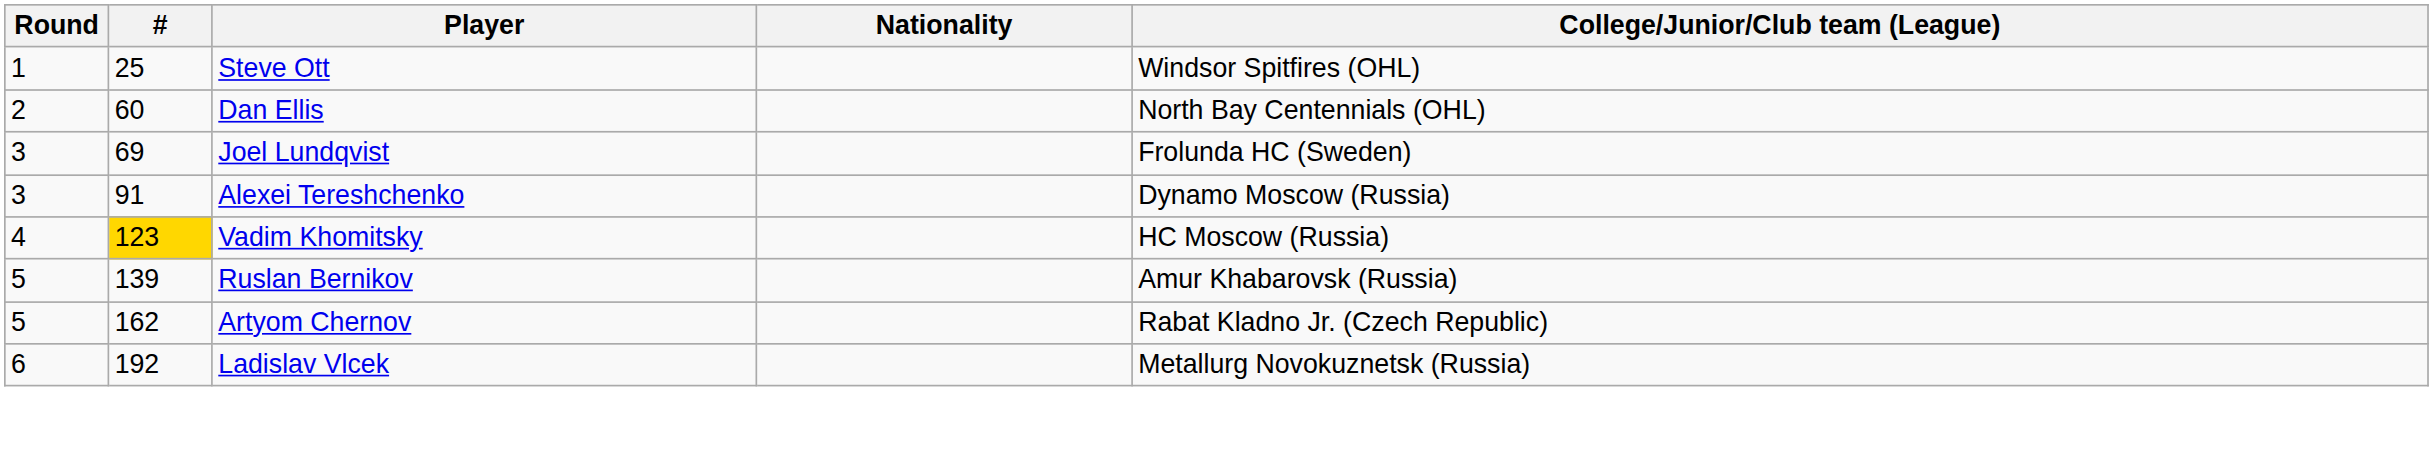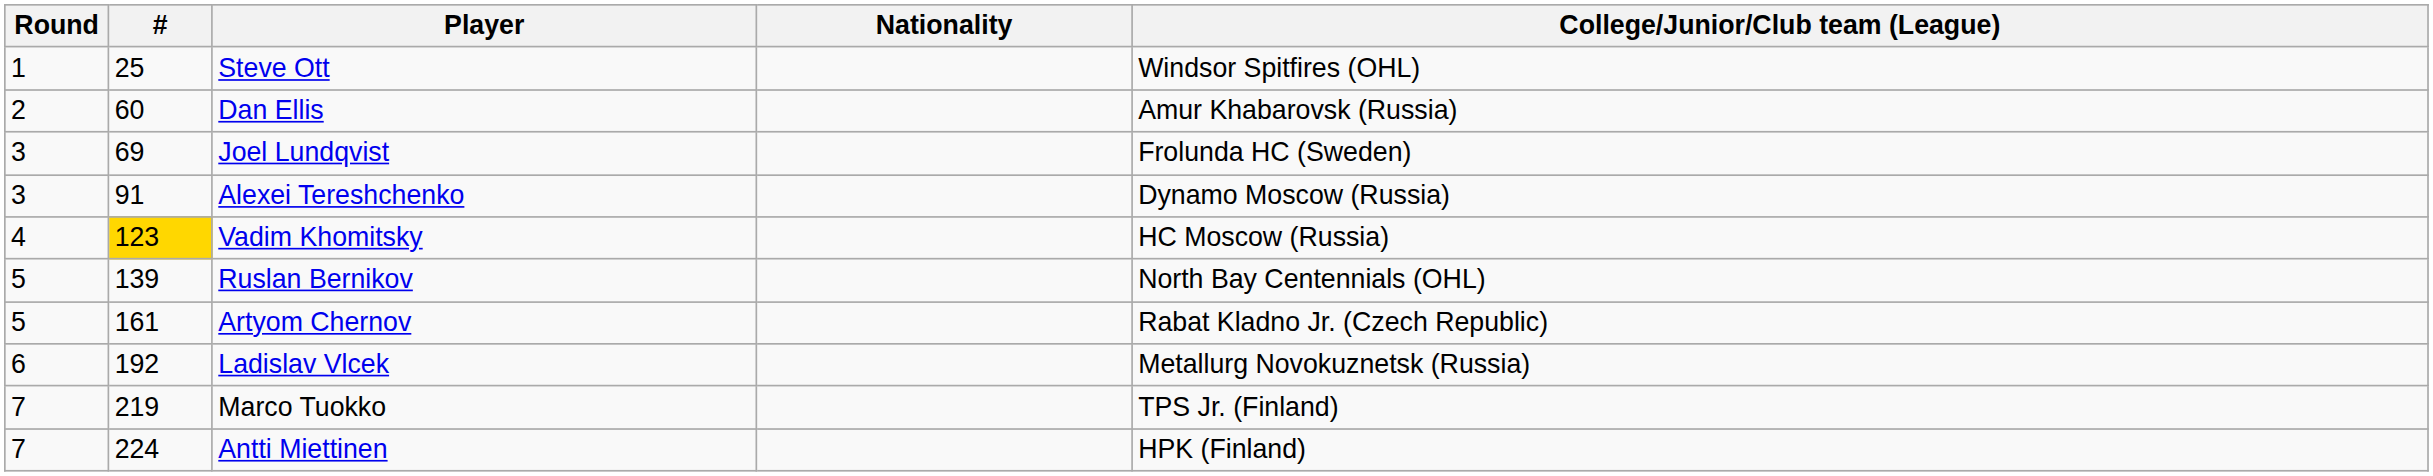(1312, 110) North Bay Centennials (OHL) -> (1298, 110) Amur Khabarovsk (Russia)
(1298, 279) Amur Khabarovsk (Russia) -> (1312, 279) North Bay Centennials (OHL)
(137, 322) 162 -> (137, 322) 161
+ row: (302, 407)
+ row: (303, 449)
